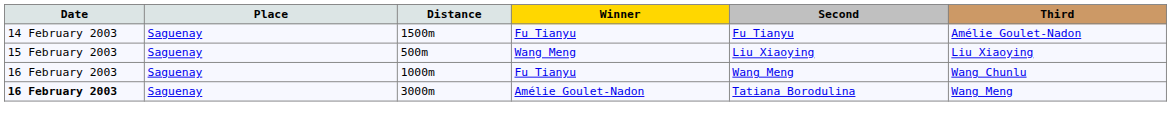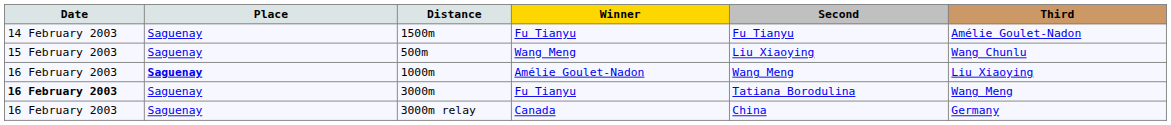(992, 53) Liu Xiaoying -> (989, 53) Wang Chunlu
(175, 72) normal -> (175, 72) bold
(545, 72) Fu Tianyu -> (579, 72) Amélie Goulet-Nadon
(989, 72) Wang Chunlu -> (992, 72) Liu Xiaoying
(579, 91) Amélie Goulet-Nadon -> (545, 91) Fu Tianyu
+ row: (438, 111)
